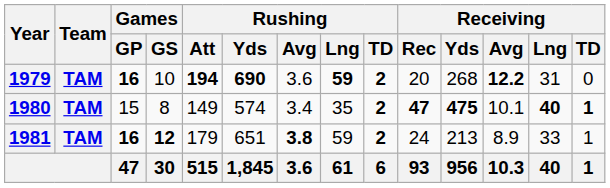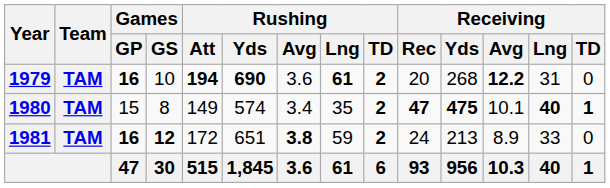(343, 78) 59 -> (343, 78) 61
(202, 138) 179 -> (202, 138) 172
(588, 138) 1 -> (588, 138) 0
